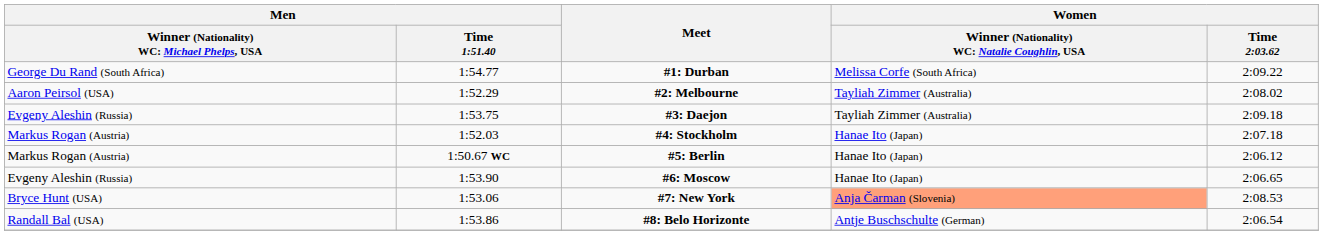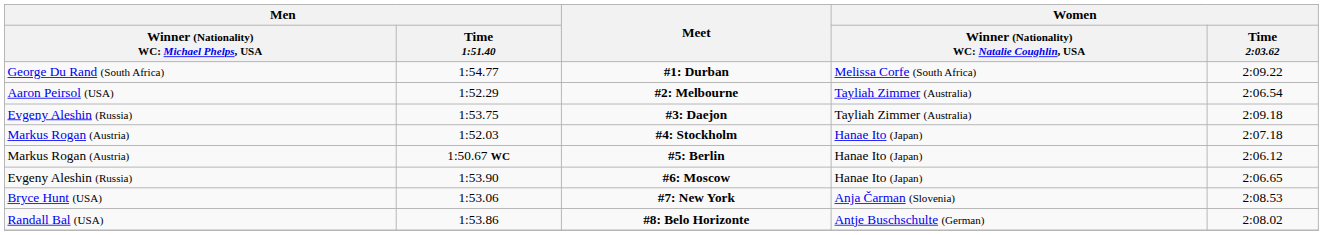(1263, 93) 2:08.02 -> (1263, 93) 2:06.54
(895, 198) lightsalmon background -> (895, 198) no background
(1263, 219) 2:06.54 -> (1263, 219) 2:08.02
